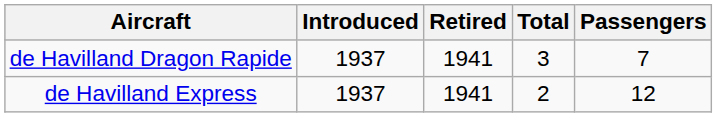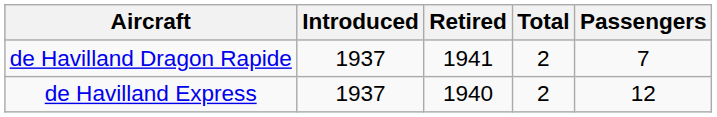(543, 58) 3 -> (543, 58) 2
(468, 93) 1941 -> (468, 93) 1940
